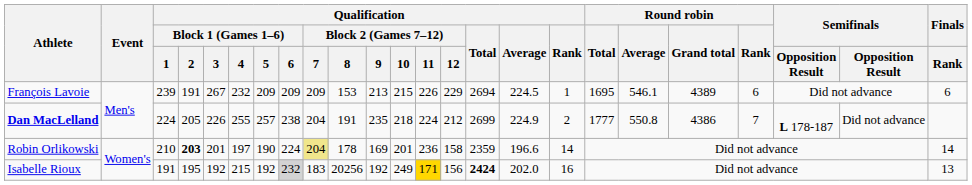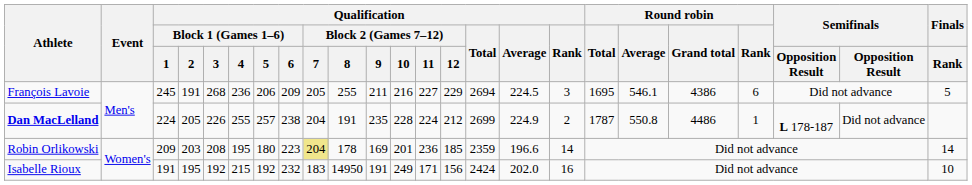(166, 92) 239 -> (166, 92) 245
(216, 92) 267 -> (216, 92) 268
(241, 92) 232 -> (241, 92) 236
(266, 92) 209 -> (266, 92) 206
(316, 92) 209 -> (316, 92) 205
(347, 92) 153 -> (347, 92) 255
(378, 92) 213 -> (378, 92) 211
(403, 92) 215 -> (403, 92) 216
(428, 92) 226 -> (428, 92) 227
(567, 92) 1 -> (567, 92) 3
(703, 92) 4389 -> (703, 92) 4386
(948, 92) 6 -> (948, 92) 5
(403, 120) 218 -> (403, 120) 228
(602, 120) 1777 -> (602, 120) 1787
(703, 120) 4386 -> (703, 120) 4486
(756, 120) 7 -> (756, 120) 1
(166, 148) 210 -> (166, 148) 209
(191, 148) bold -> (191, 148) normal
(216, 148) 201 -> (216, 148) 208
(241, 148) 197 -> (241, 148) 195
(266, 148) 190 -> (266, 148) 180
(291, 148) 224 -> (291, 148) 223
(453, 148) 158 -> (453, 148) 185
(291, 169) lightgrey background -> (291, 169) no background
(347, 169) 20256 -> (347, 169) 14950
(378, 169) 192 -> (378, 169) 191
(428, 169) gold background -> (428, 169) no background
(482, 169) bold -> (482, 169) normal
(947, 169) 13 -> (947, 169) 10
